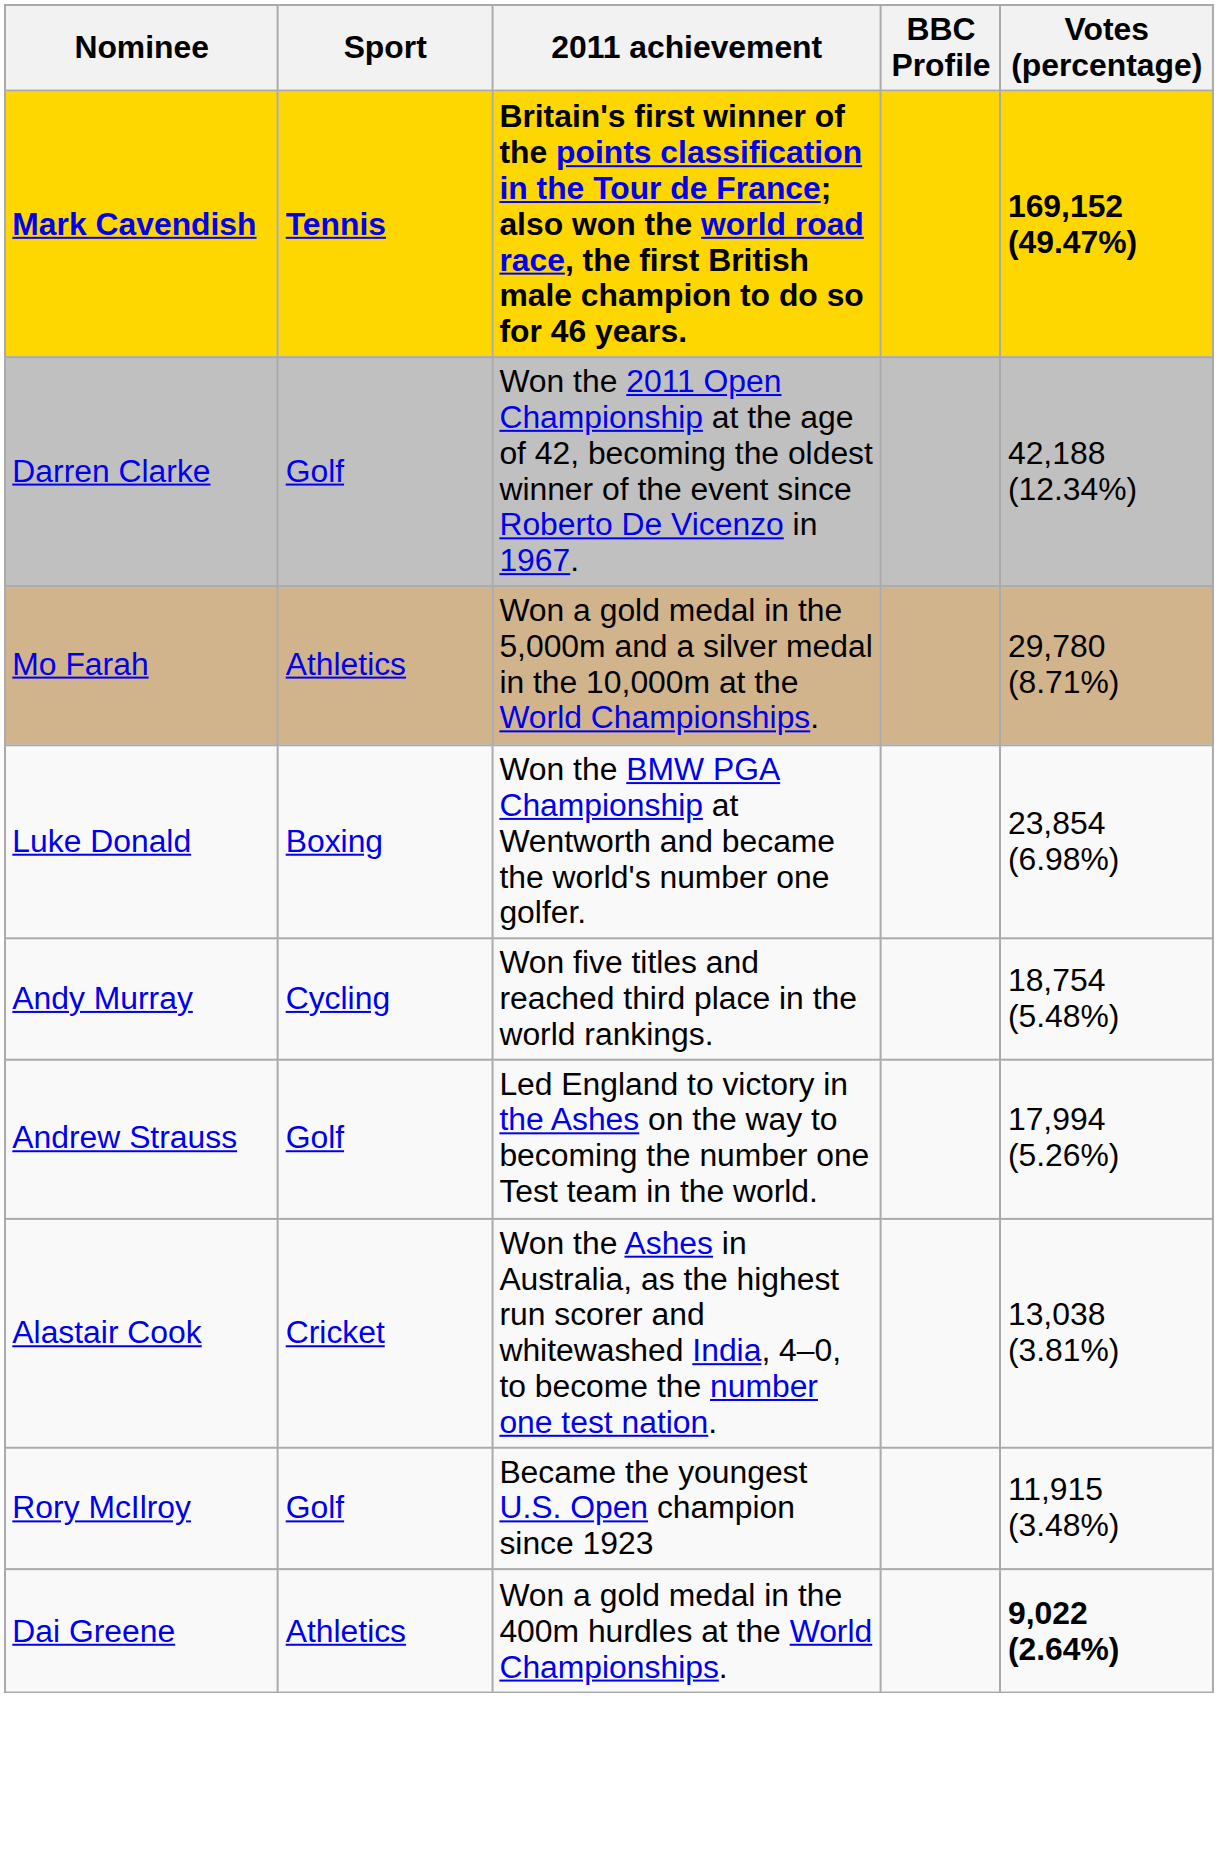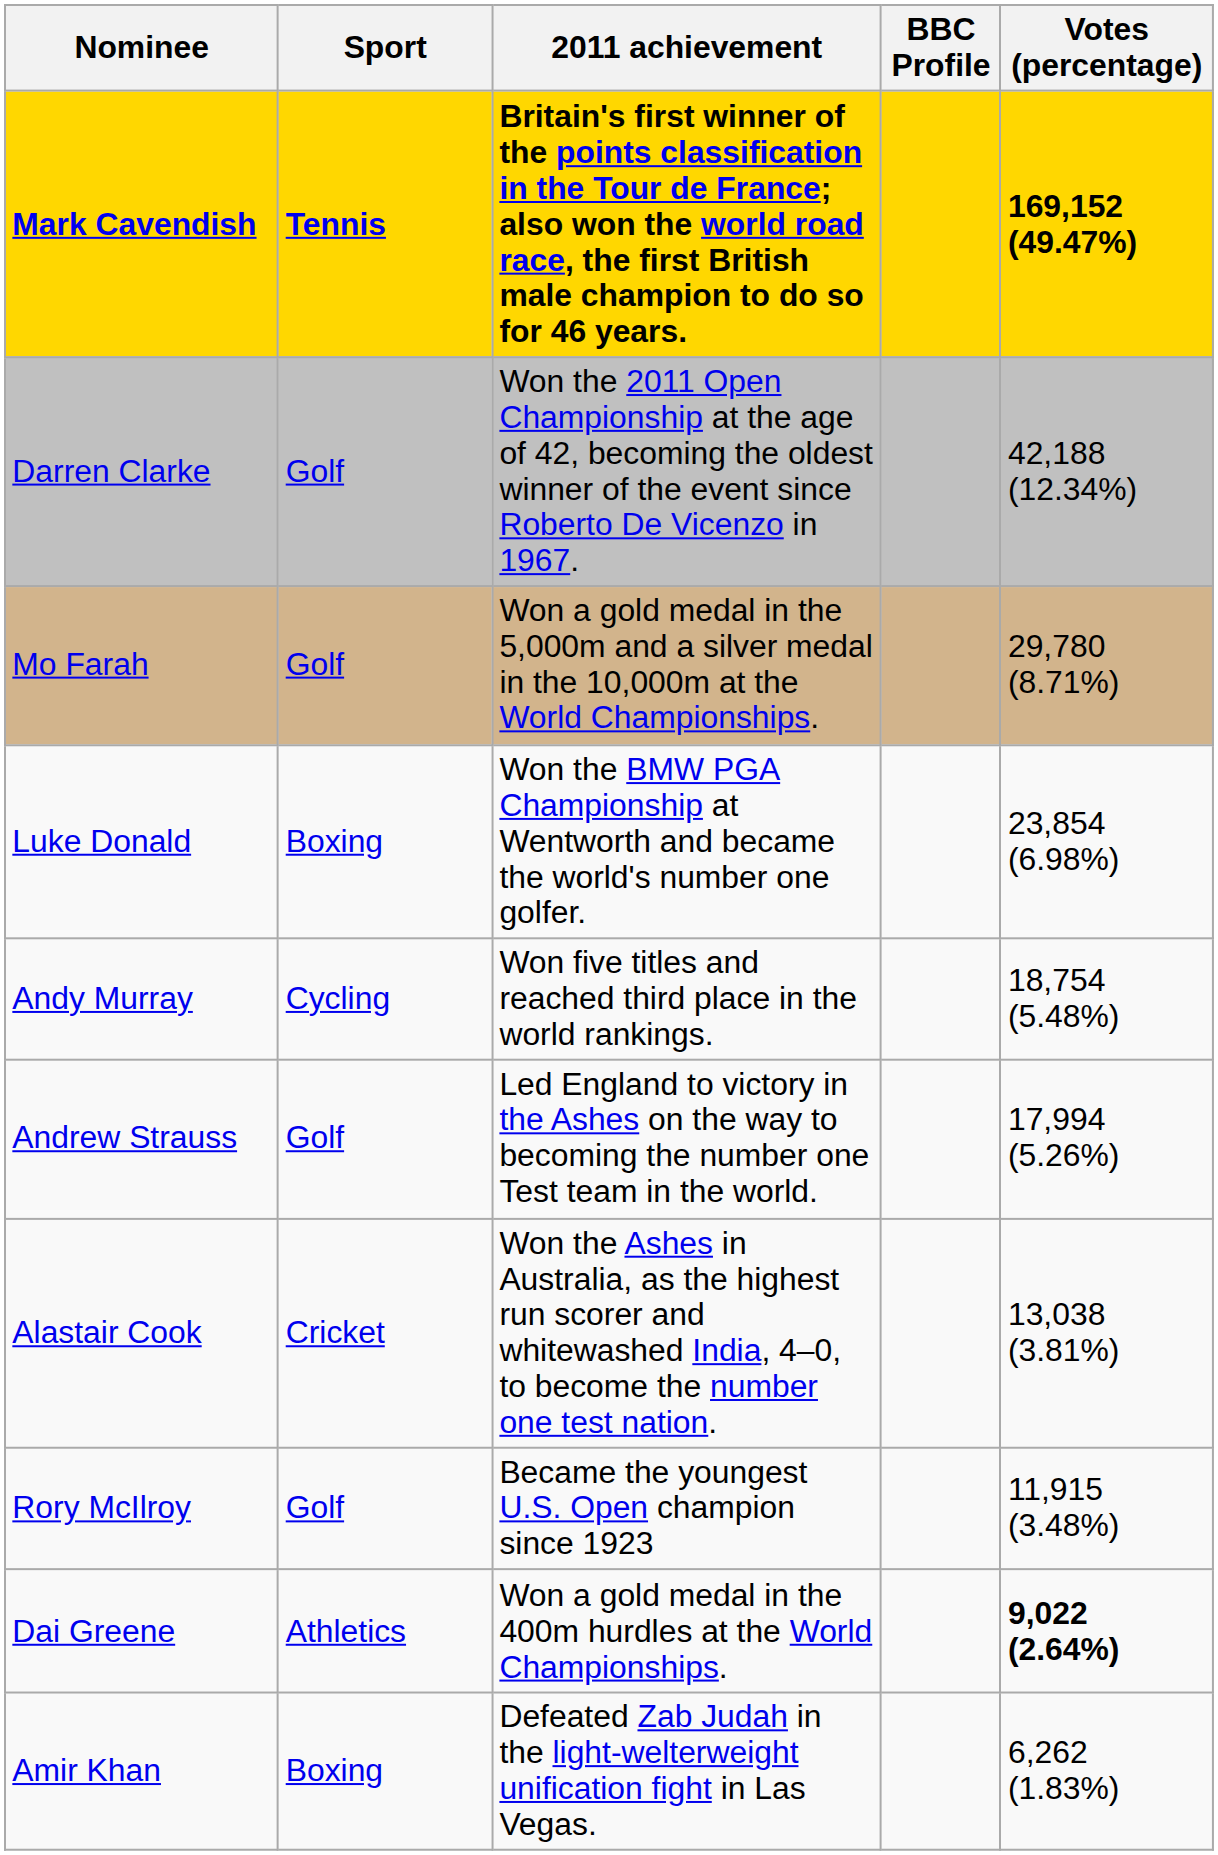(346, 664) Athletics -> (315, 664) Golf
+ row: (87, 1770)
